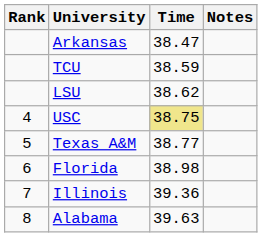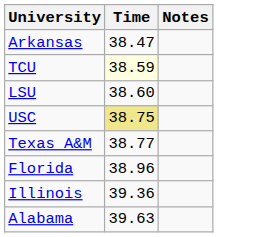- column: (27, 17)
(176, 68) no background -> (132, 68) lightyellow background
(176, 93) 38.62 -> (132, 93) 38.60
(176, 168) 38.98 -> (132, 168) 38.96
